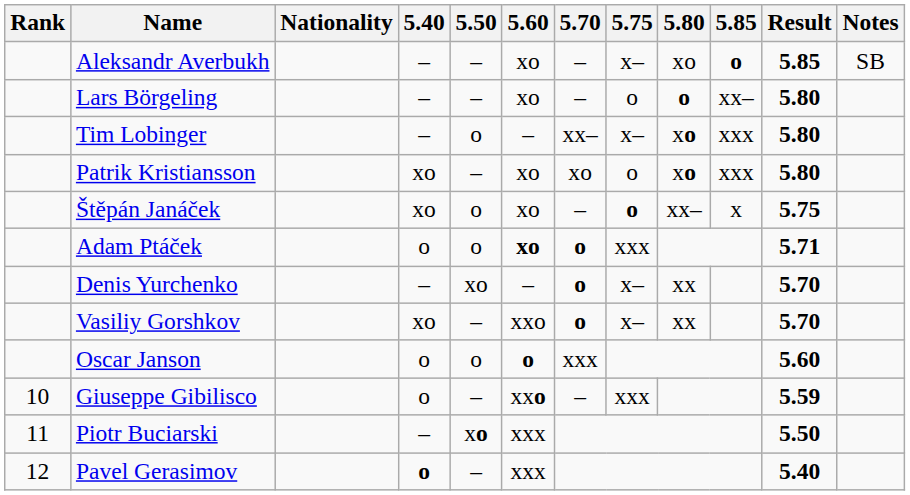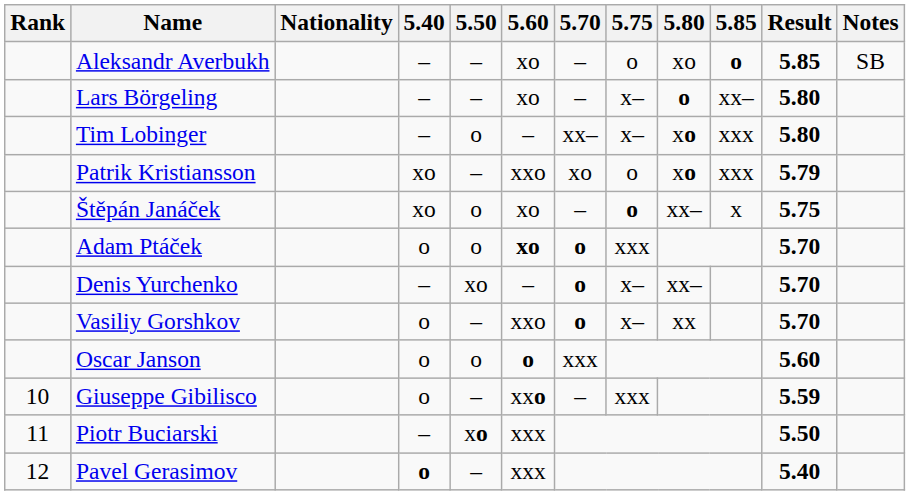(632, 60) x– -> (632, 60) o
(632, 97) o -> (632, 97) x–
(528, 172) xo -> (528, 172) xxo
(800, 172) 5.80 -> (800, 172) 5.79
(800, 246) 5.71 -> (800, 246) 5.70
(684, 284) xx -> (684, 284) xx–
(424, 321) xo -> (424, 321) o
